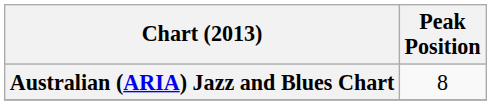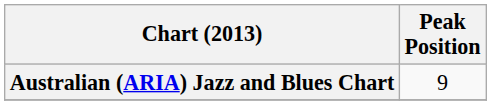(443, 81) 8 -> (443, 81) 9
